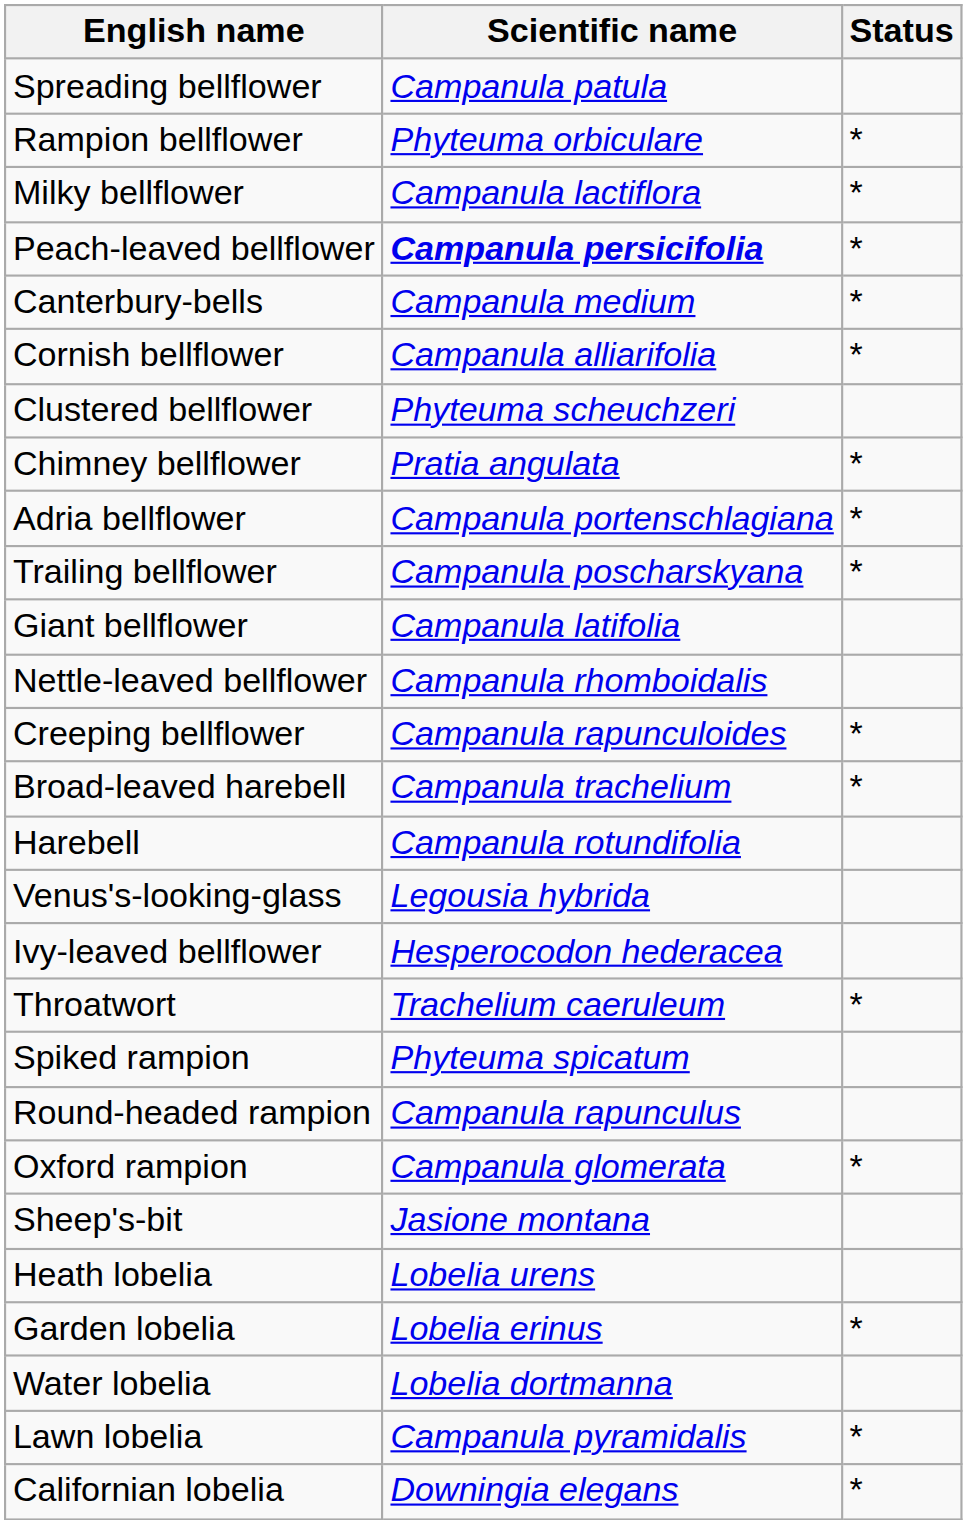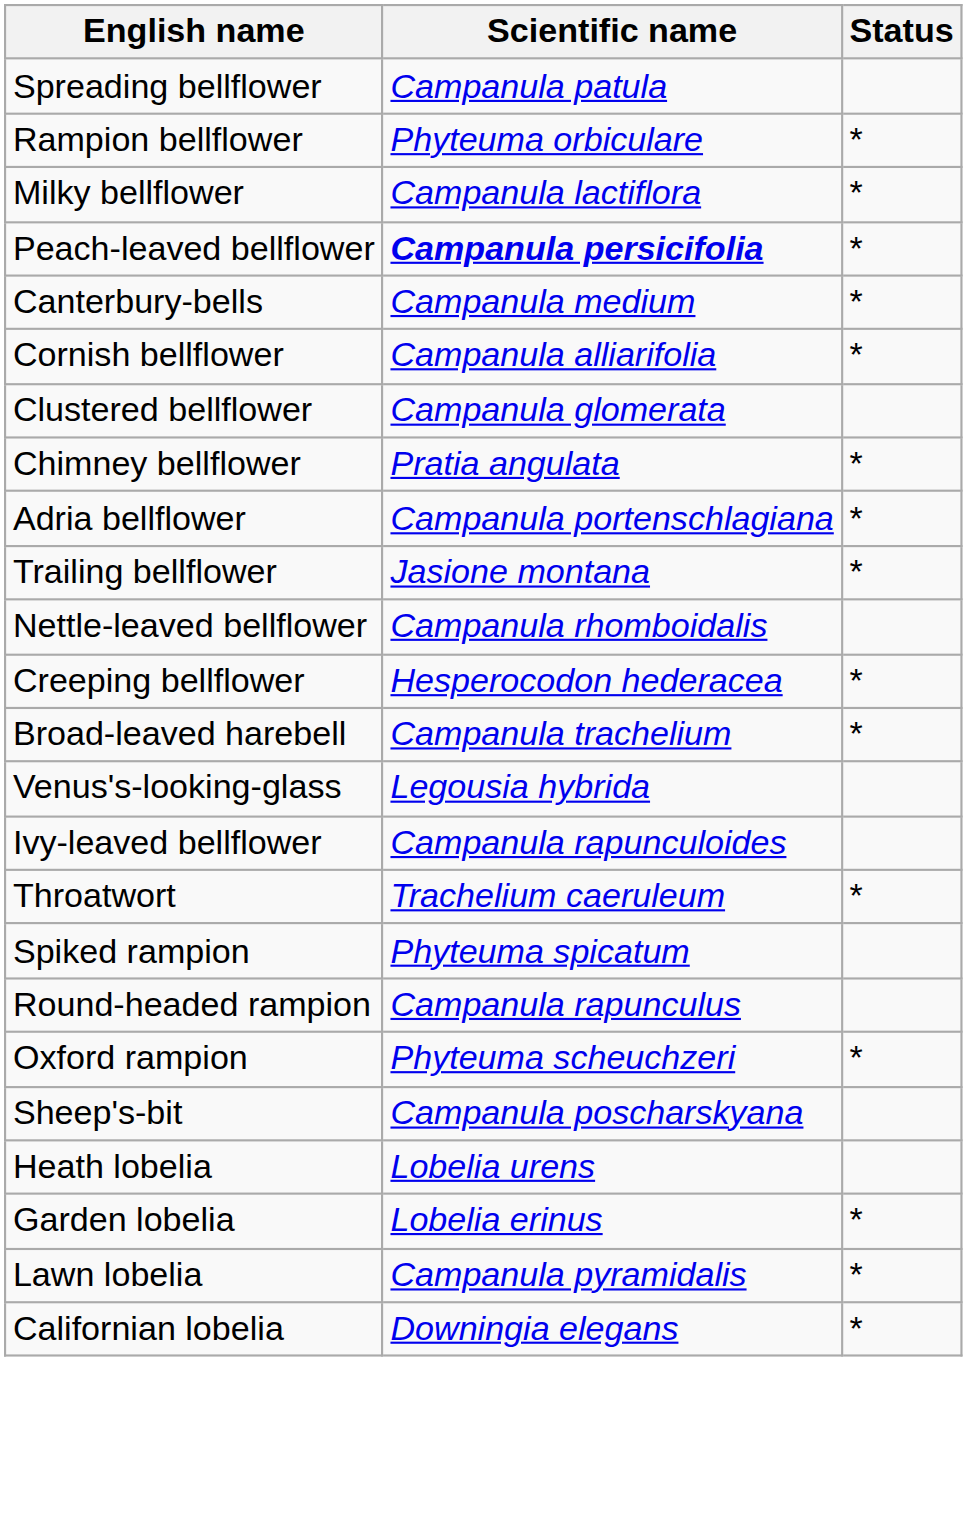(563, 409) Phyteuma scheuchzeri -> (558, 409) Campanula glomerata
(597, 572) Campanula poscharskyana -> (520, 572) Jasione montana
- row: (130, 626)
(588, 734) Campanula rapunculoides -> (587, 680) Hesperocodon hederacea
- row: (76, 842)
(587, 950) Hesperocodon hederacea -> (588, 842) Campanula rapunculoides
(558, 1166) Campanula glomerata -> (563, 1058) Phyteuma scheuchzeri
(520, 1220) Jasione montana -> (597, 1112) Campanula poscharskyana
- row: (112, 1382)
